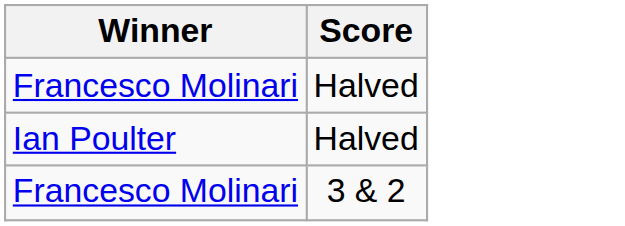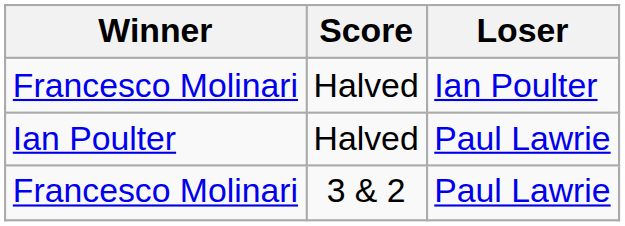+ column: (522, 31)
